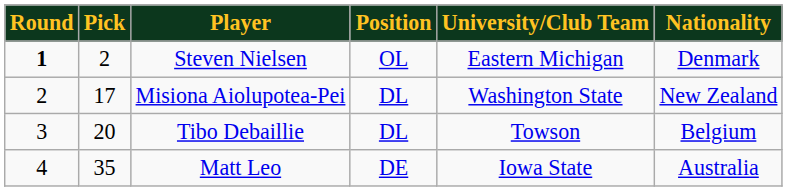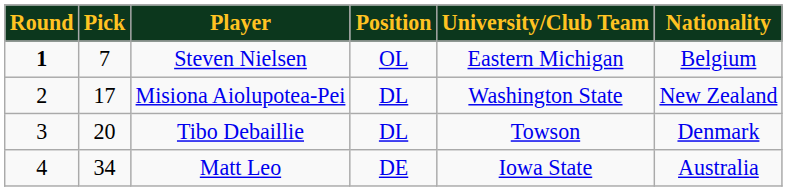(105, 59) 2 -> (105, 59) 7
(718, 59) Denmark -> (718, 59) Belgium
(718, 131) Belgium -> (718, 131) Denmark
(105, 168) 35 -> (105, 168) 34
